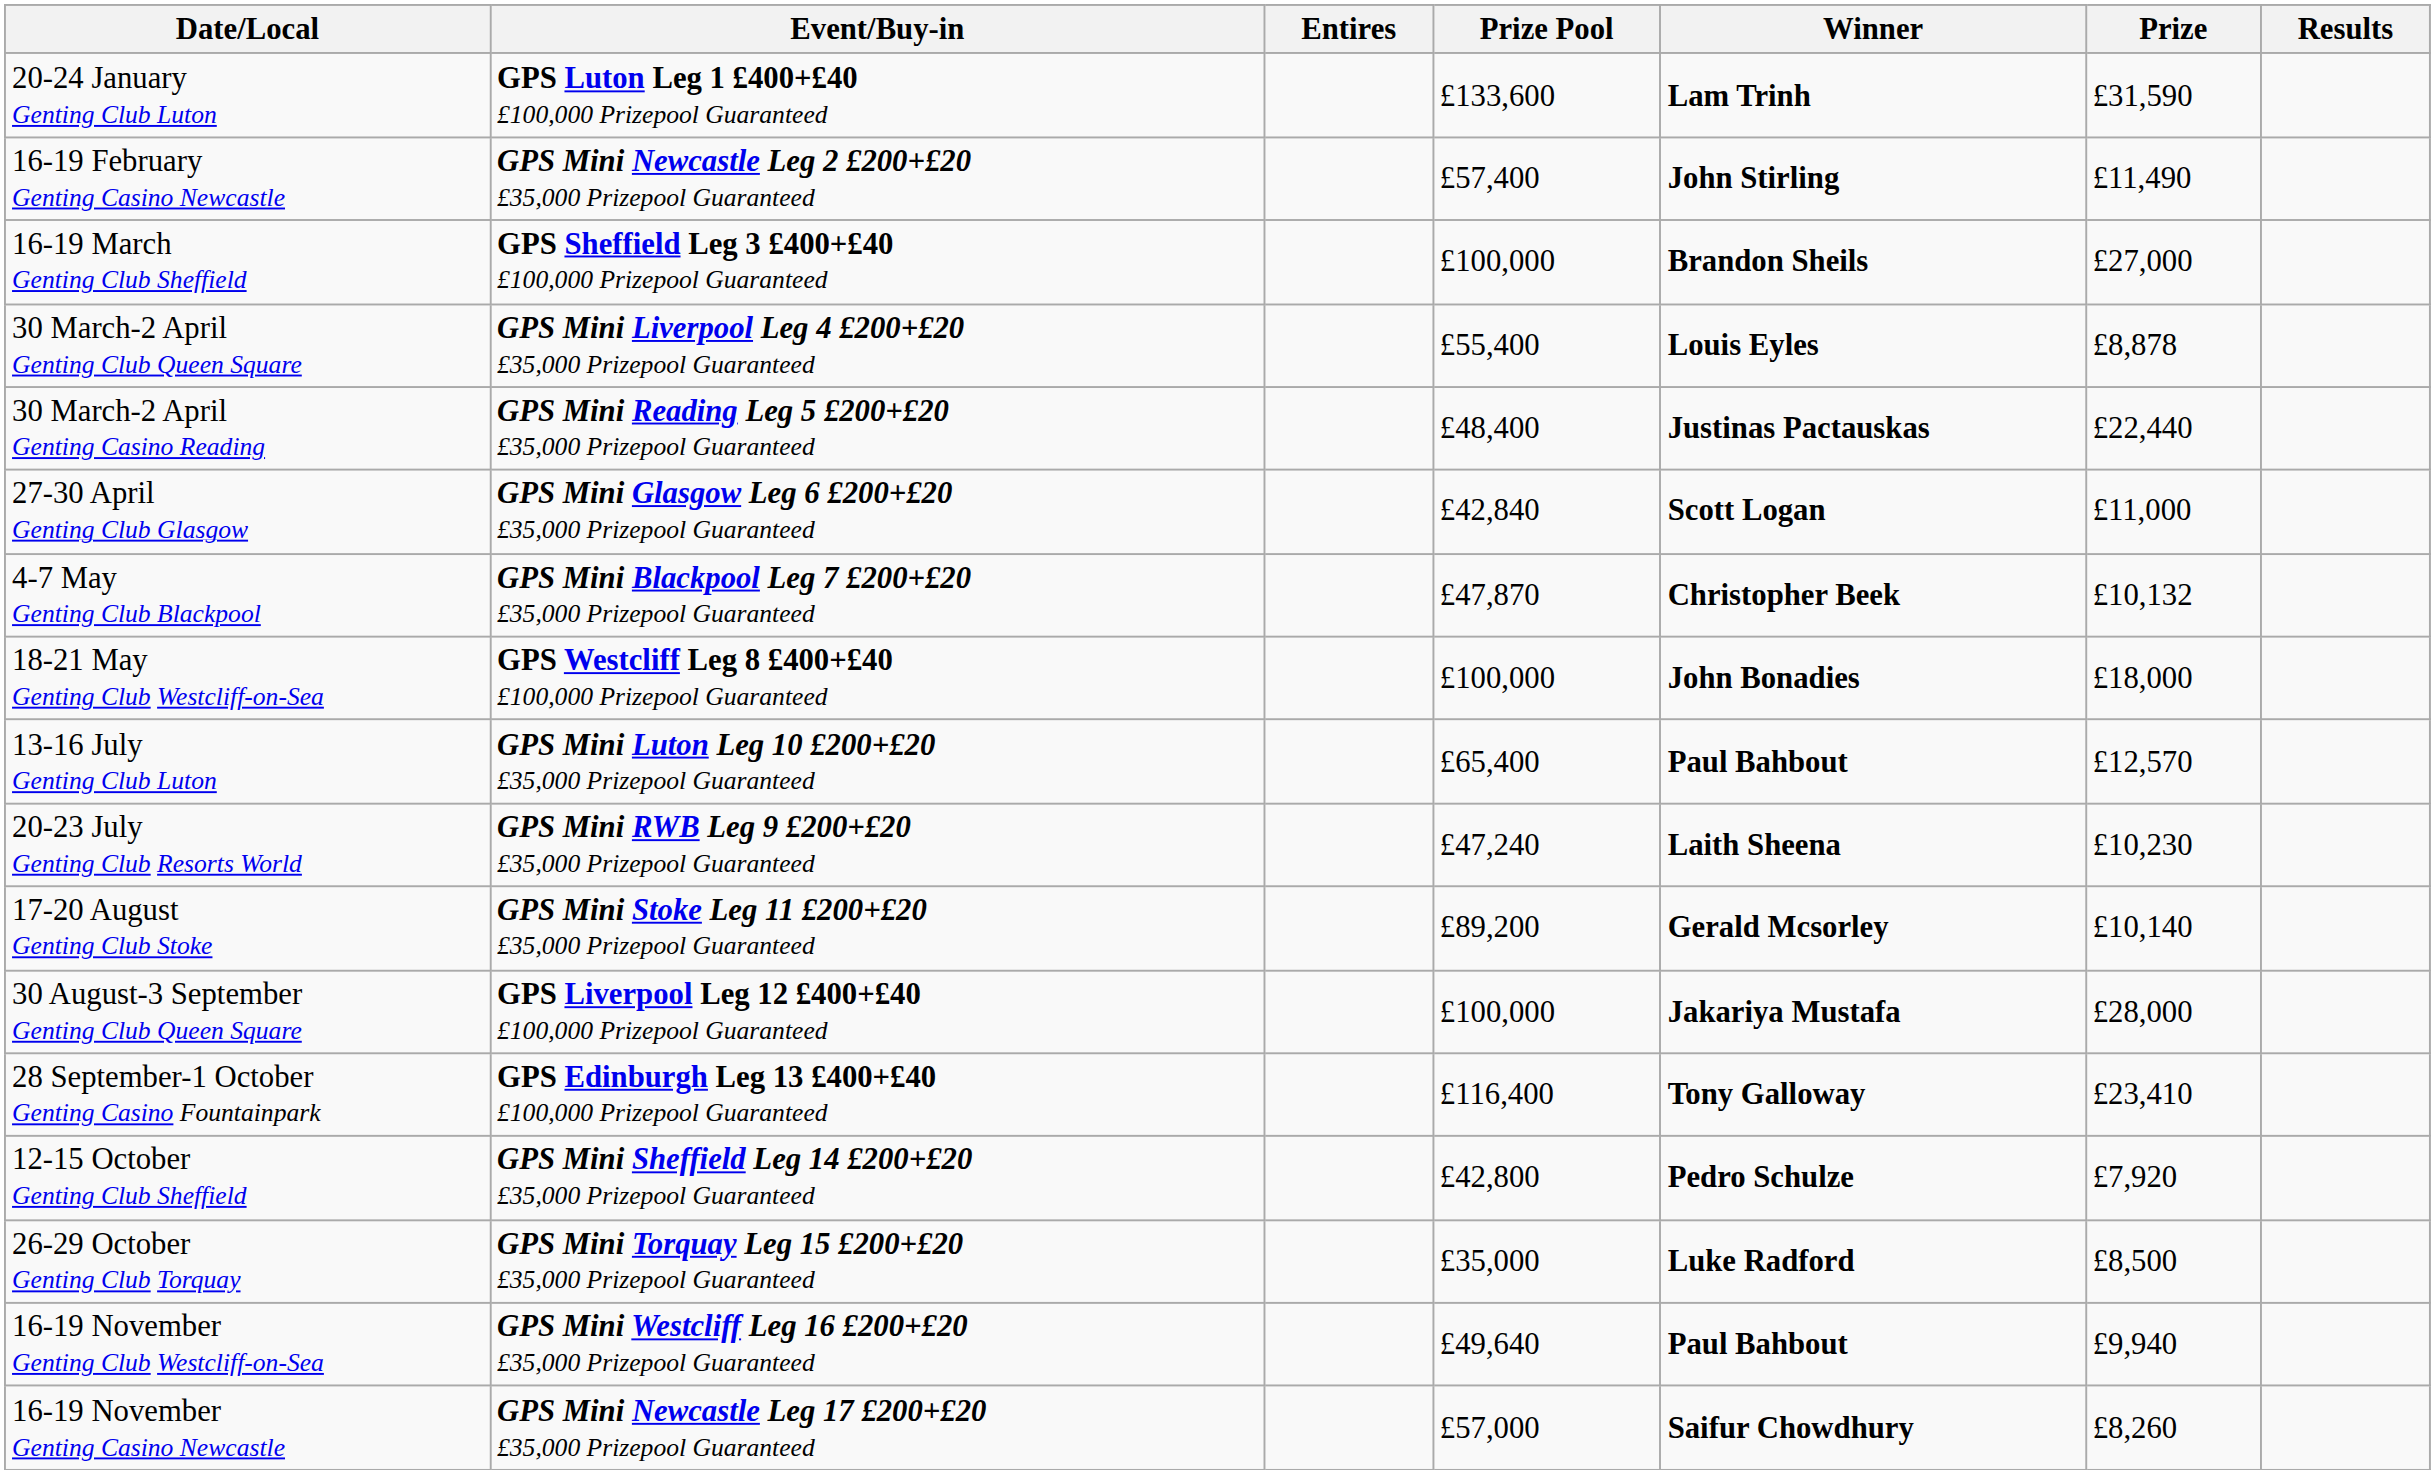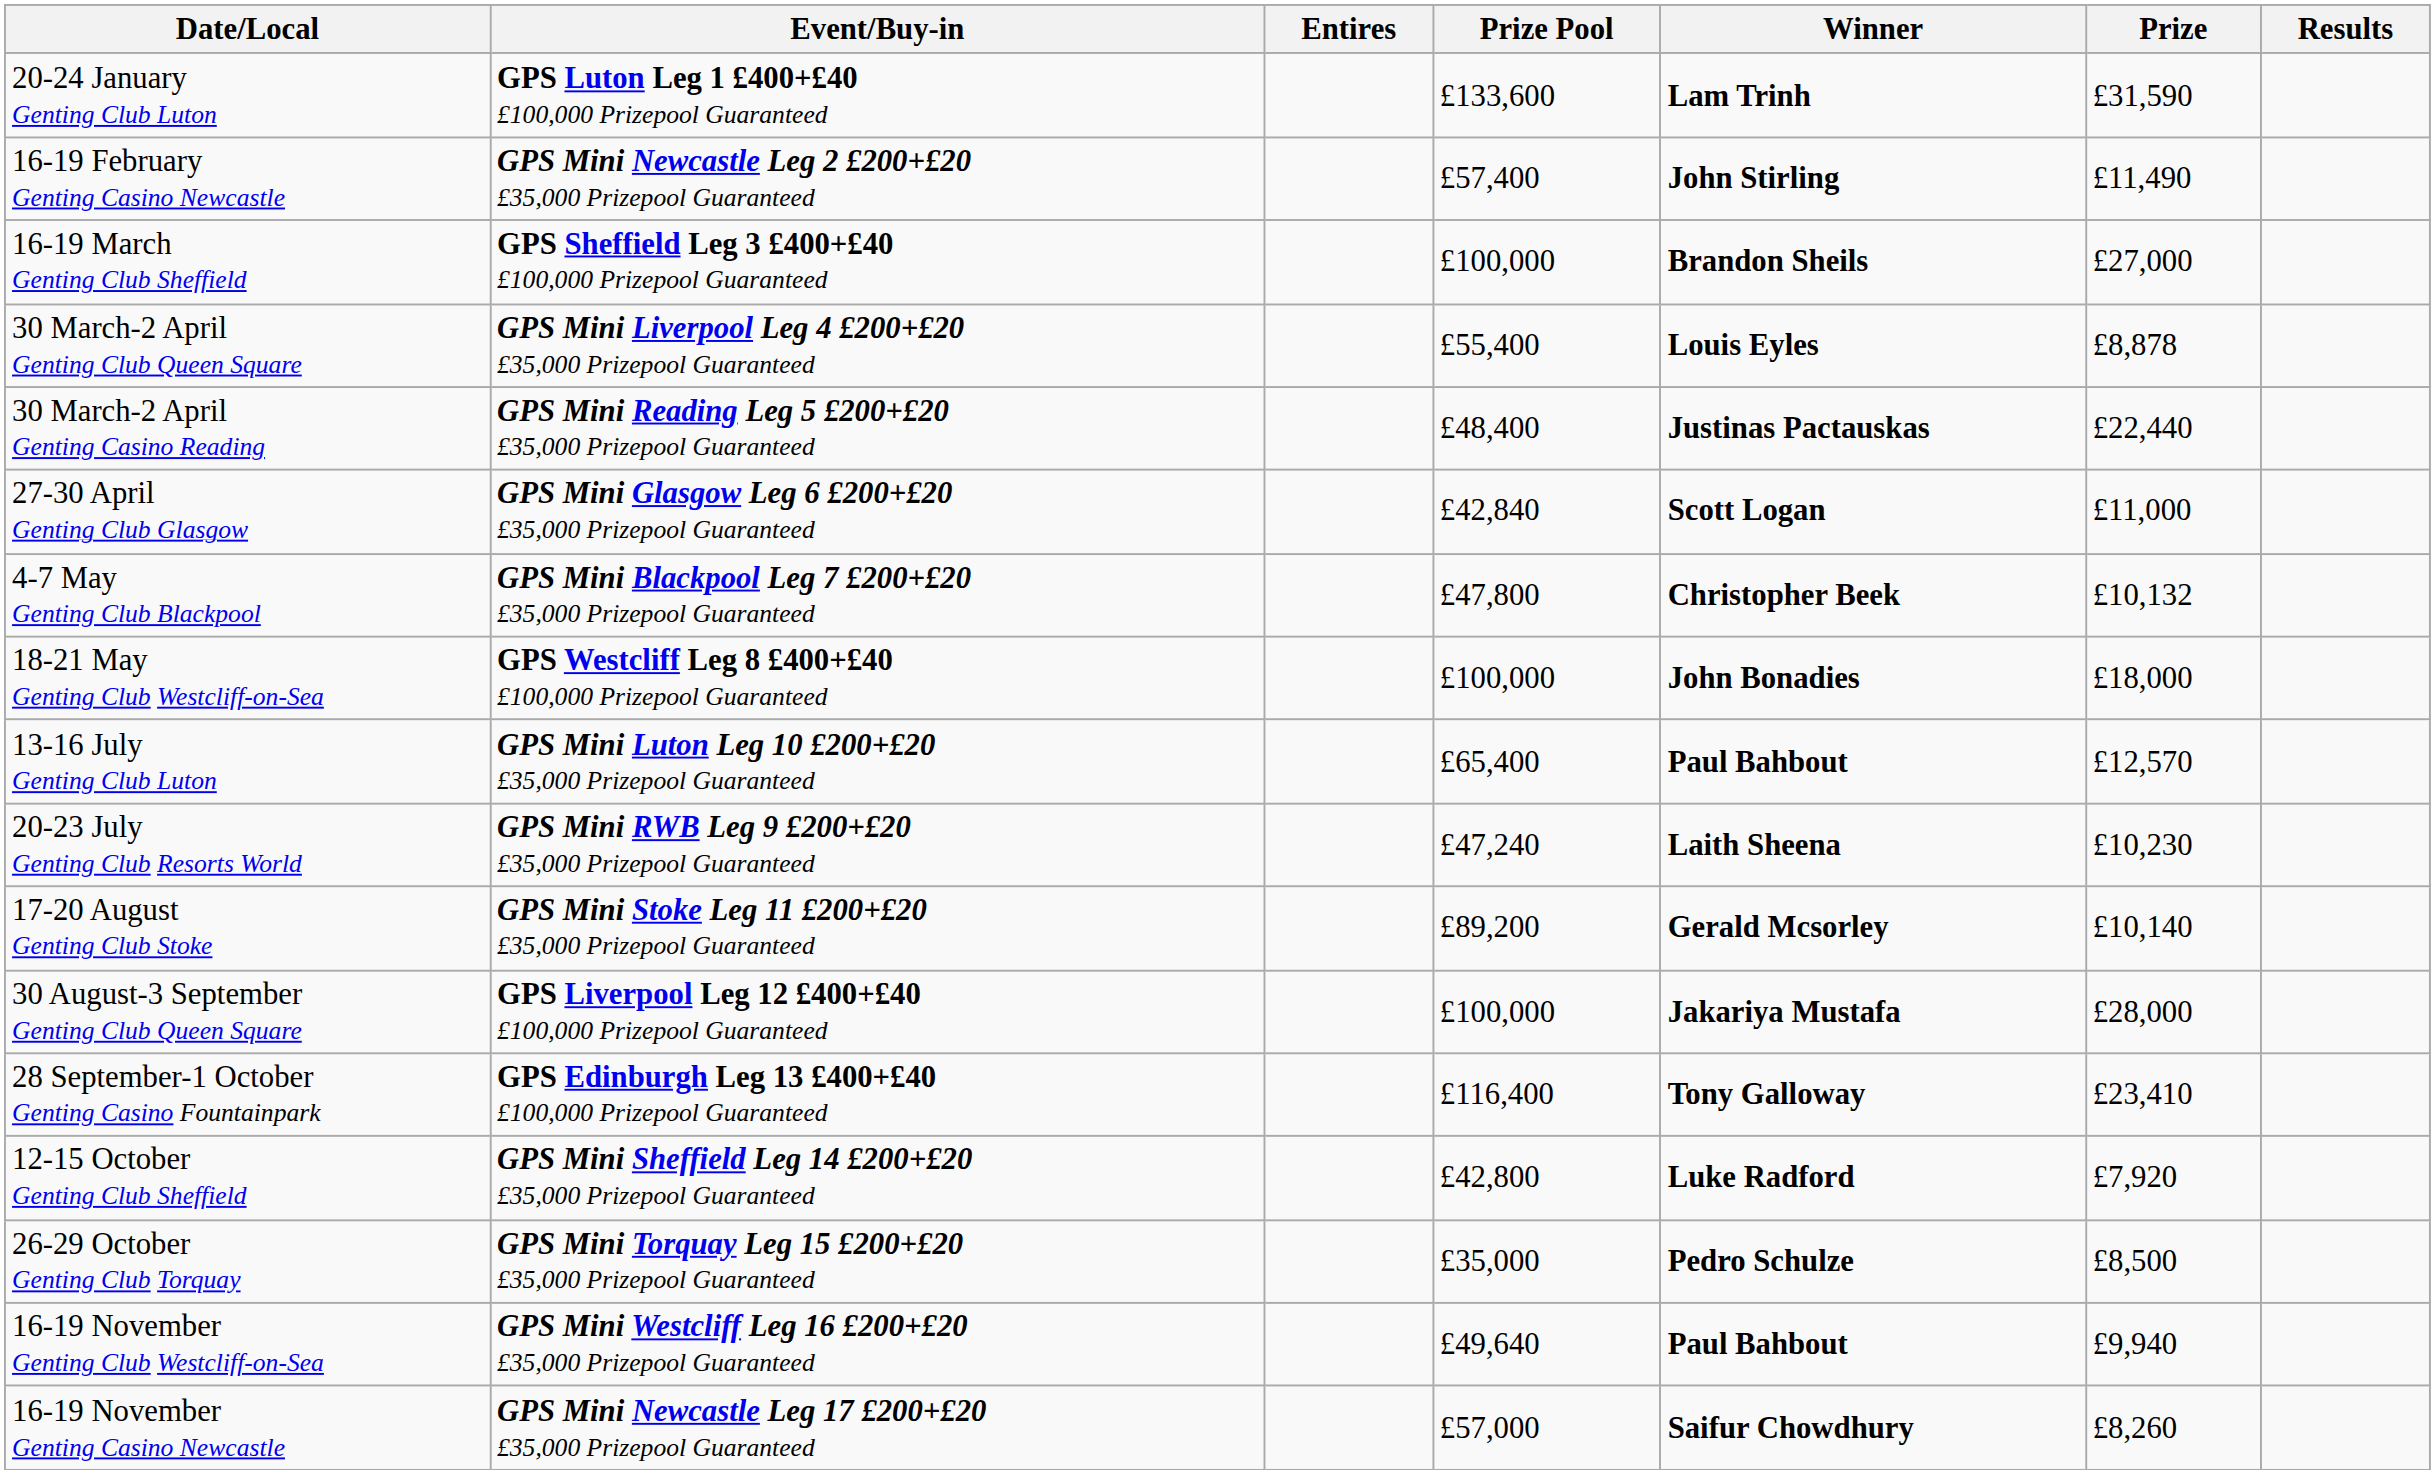(1490, 594) £47,870 -> (1490, 594) £47,800
(1761, 1177) Pedro Schulze -> (1761, 1177) Luke Radford
(1761, 1260) Luke Radford -> (1761, 1260) Pedro Schulze
